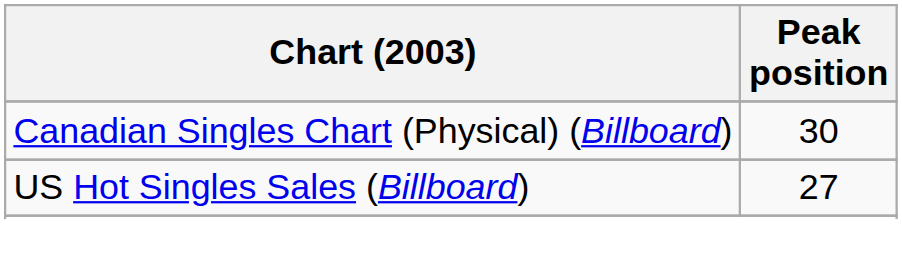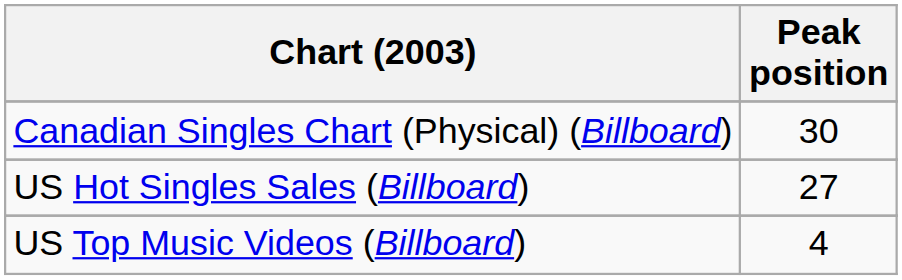+ row: (270, 243)
